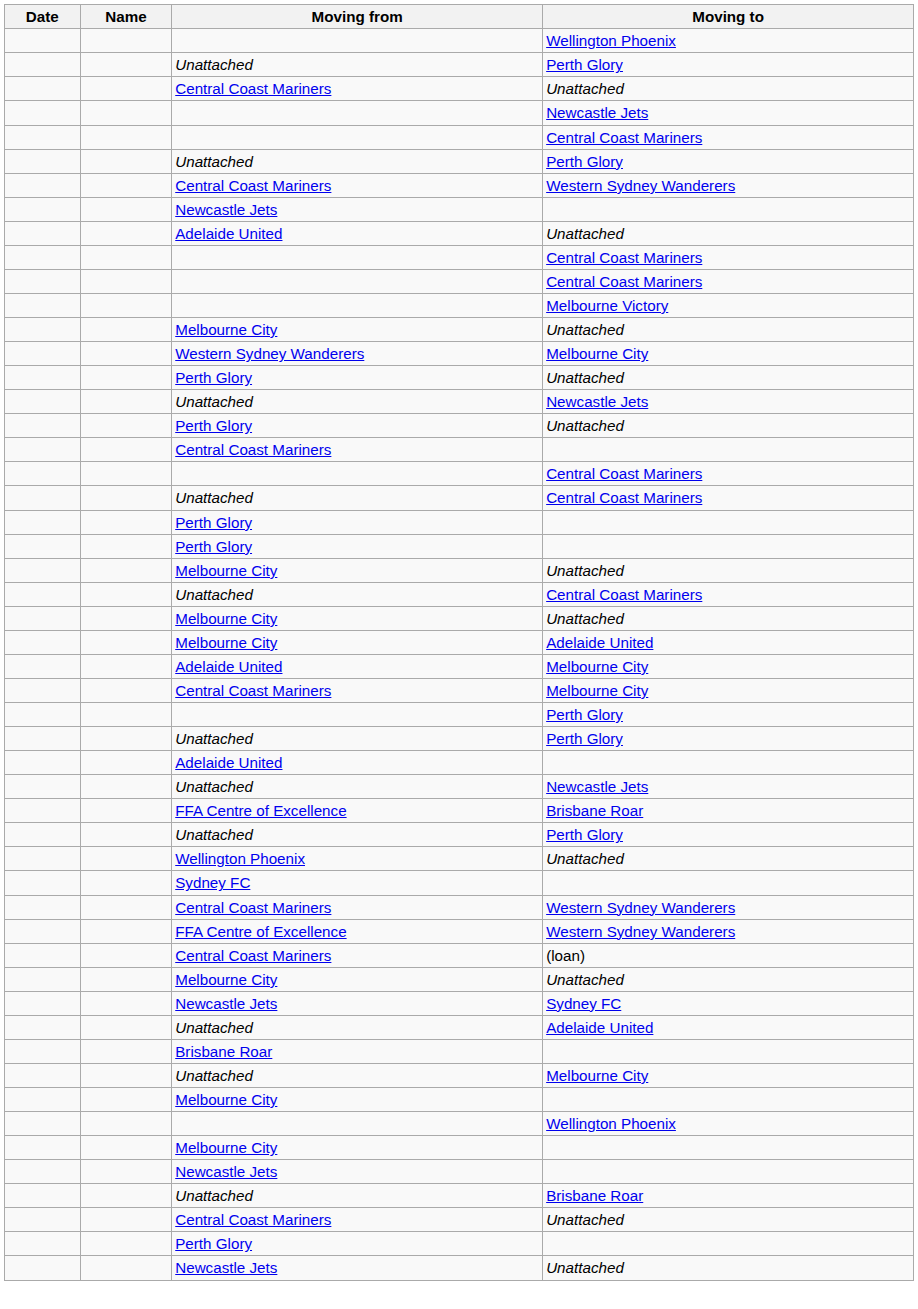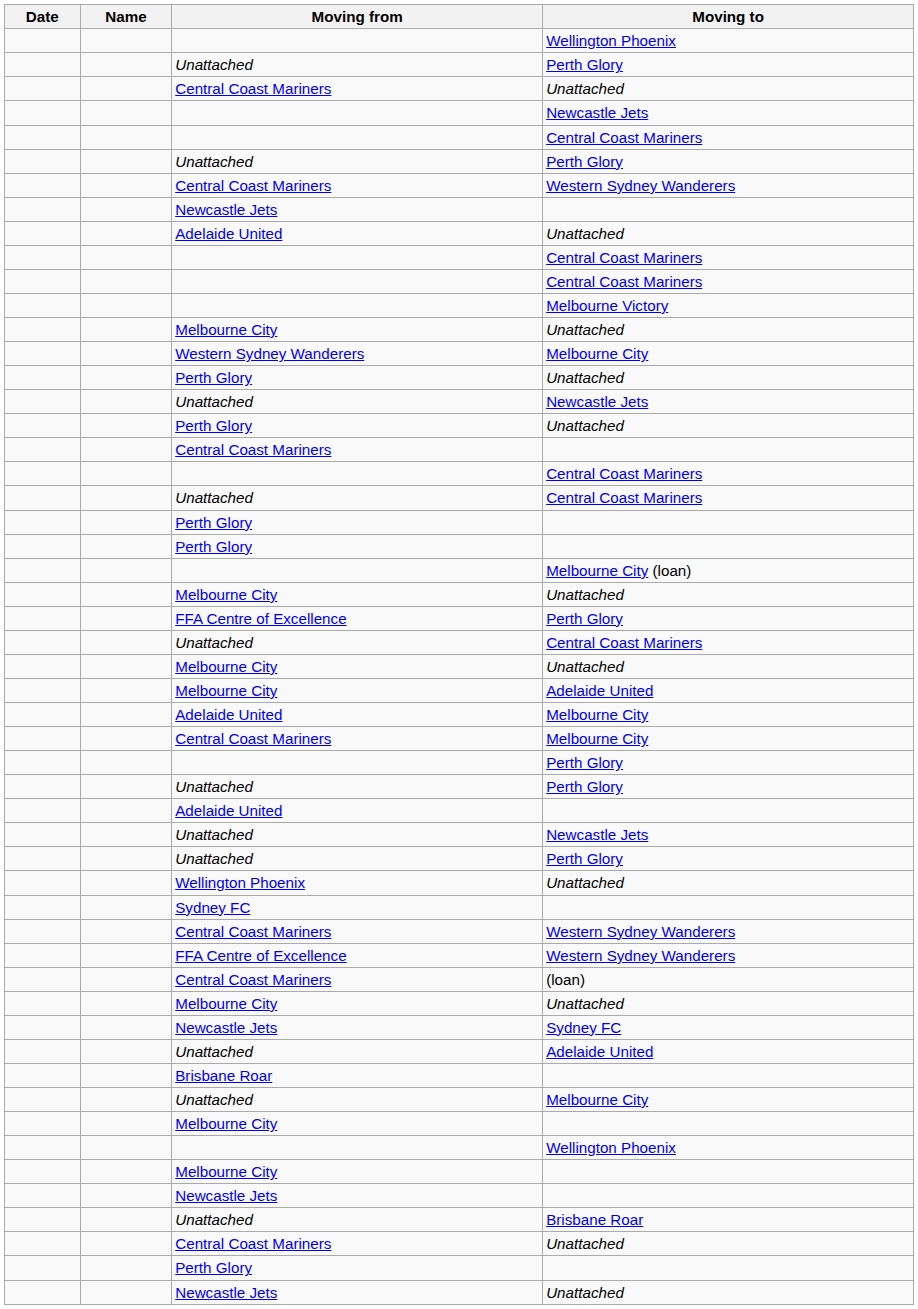+ row: (357, 570)
+ row: (261, 618)
- row: (261, 811)
